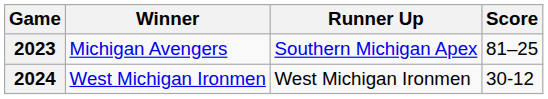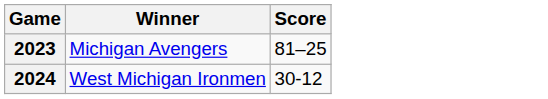- column: (376, 19)
